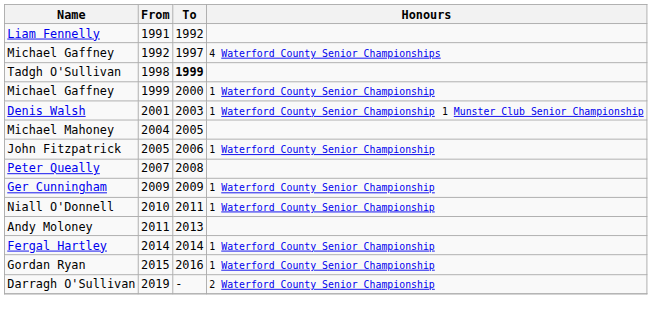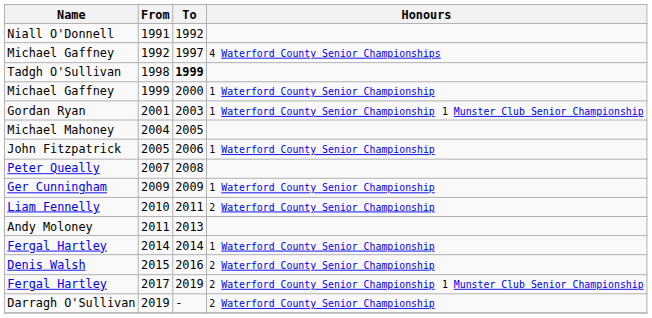(54, 33) Liam Fennelly -> (61, 33) Niall O'Donnell
(46, 110) Denis Walsh -> (46, 110) Gordan Ryan
(61, 207) Niall O'Donnell -> (54, 207) Liam Fennelly
(322, 208) 1 Waterford County Senior Championship -> (322, 208) 2 Waterford County Senior Championship
(46, 265) Gordan Ryan -> (46, 265) Denis Walsh
(322, 266) 1 Waterford County Senior Championship -> (322, 266) 2 Waterford County Senior Championship
+ row: (155, 284)
